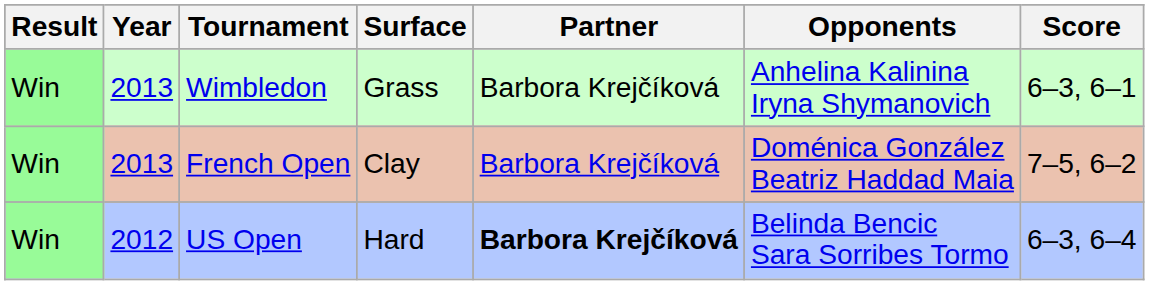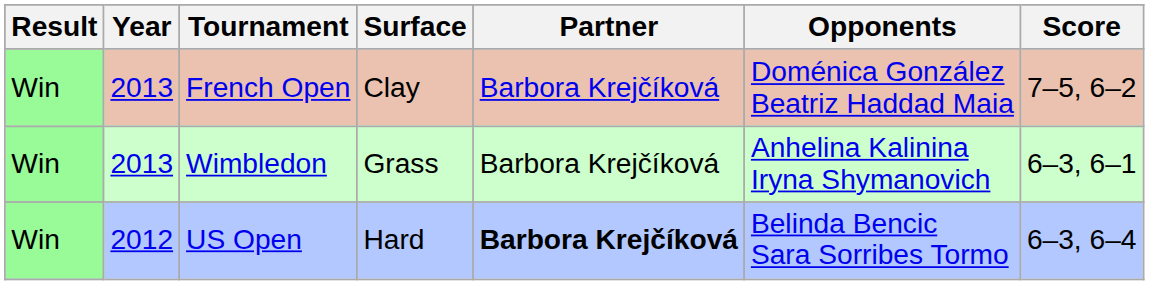rows swapped: (268, 163) <-> (256, 87)
